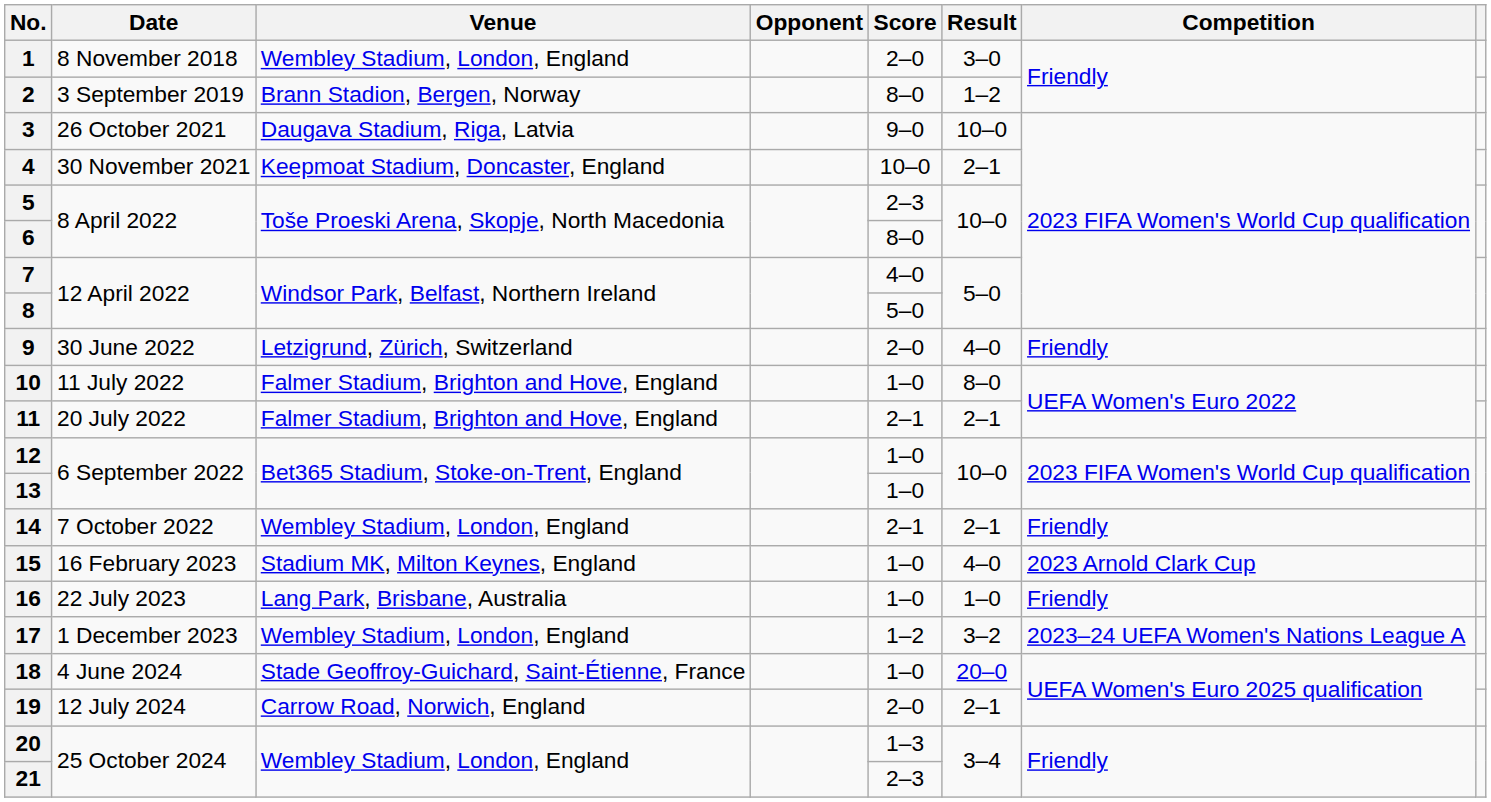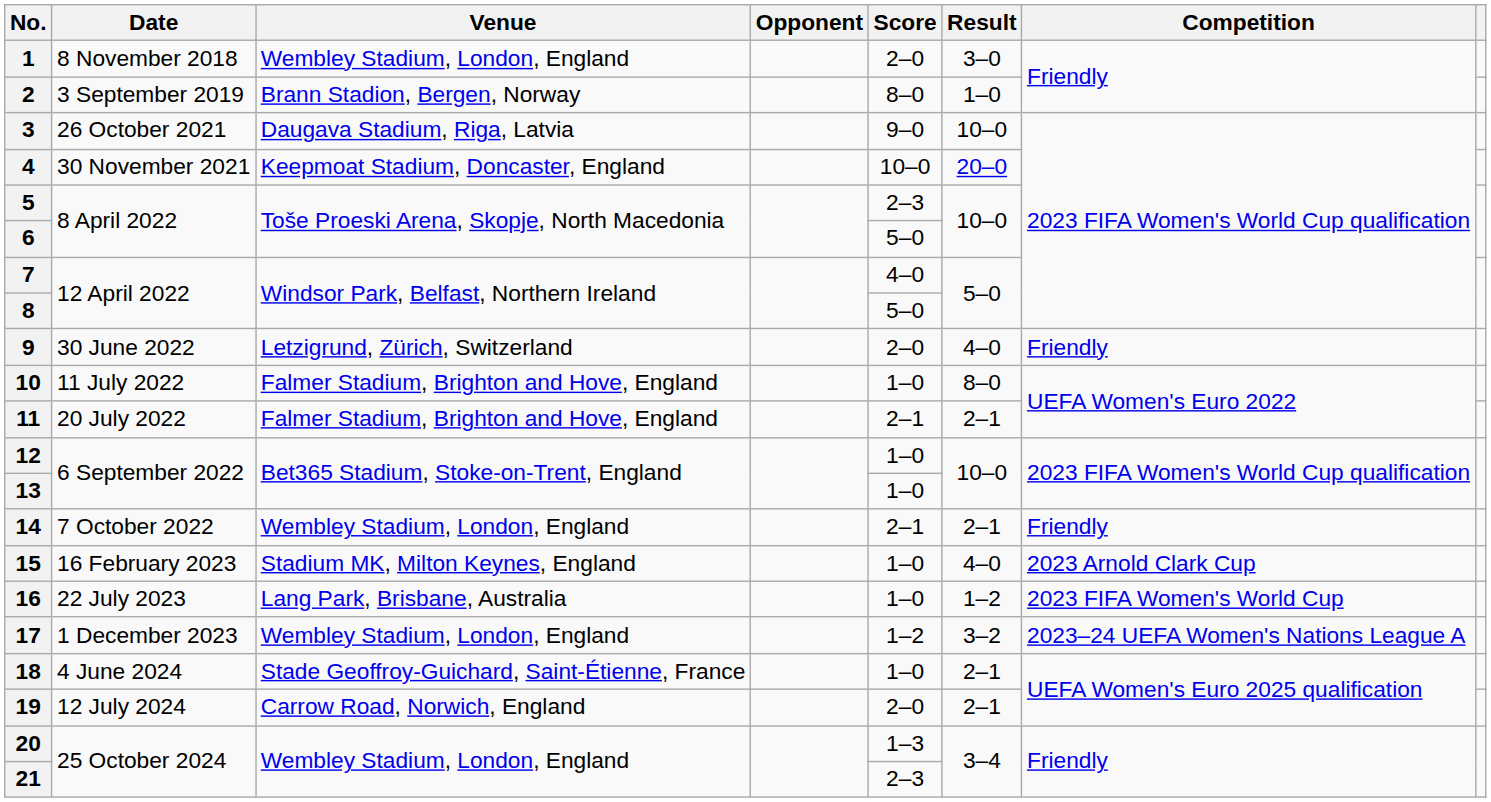(982, 94) 1–2 -> (982, 94) 1–0
(982, 166) 2–1 -> (982, 166) 20–0
(905, 238) 8–0 -> (905, 238) 5–0
(982, 599) 1–0 -> (982, 599) 1–2
(1067, 599) Friendly -> (1185, 599) 2023 FIFA Women's World Cup
(982, 671) 20–0 -> (982, 671) 2–1
